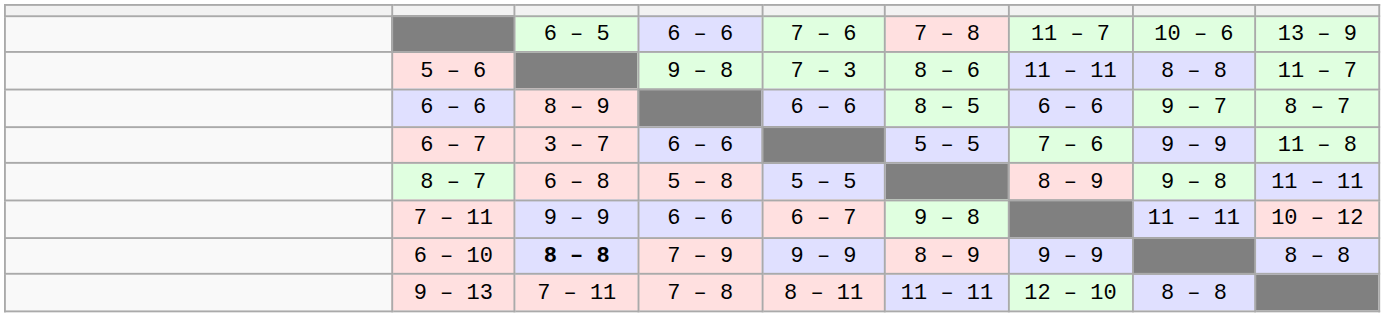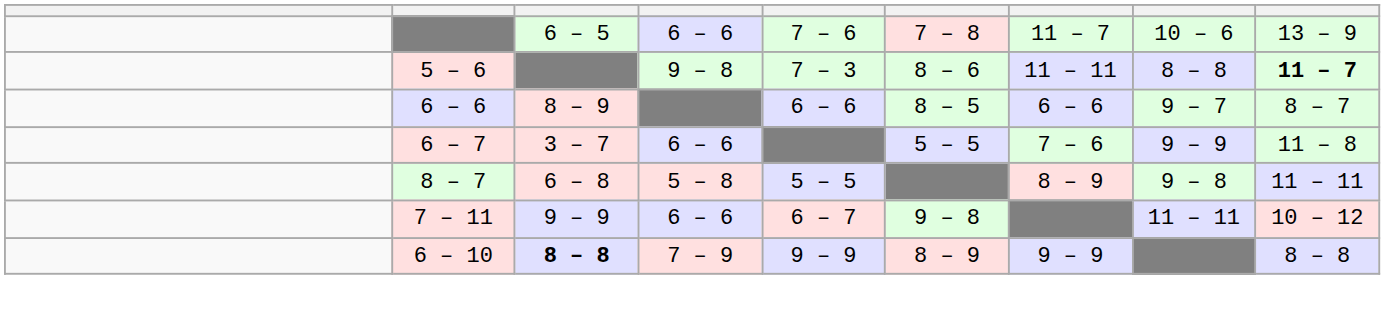(1317, 71) normal -> (1317, 71) bold
- row: (453, 292)
